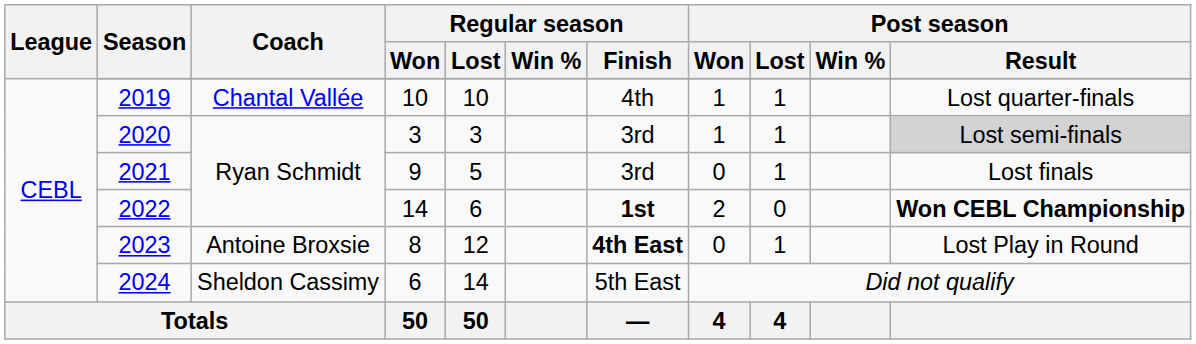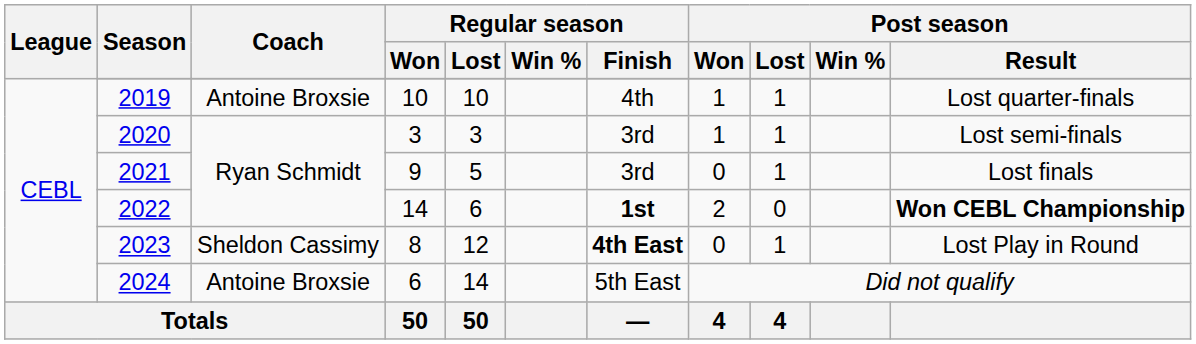(288, 98) Chantal Vallée -> (288, 98) Antoine Broxsie
(1041, 135) lightgrey background -> (1041, 135) no background
(288, 246) Antoine Broxsie -> (288, 246) Sheldon Cassimy
(288, 283) Sheldon Cassimy -> (288, 283) Antoine Broxsie
